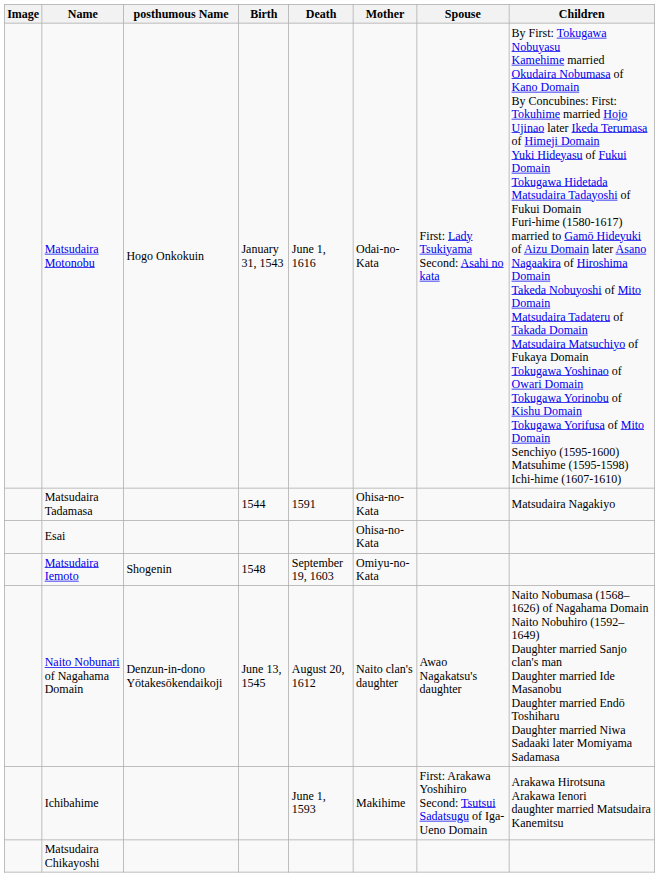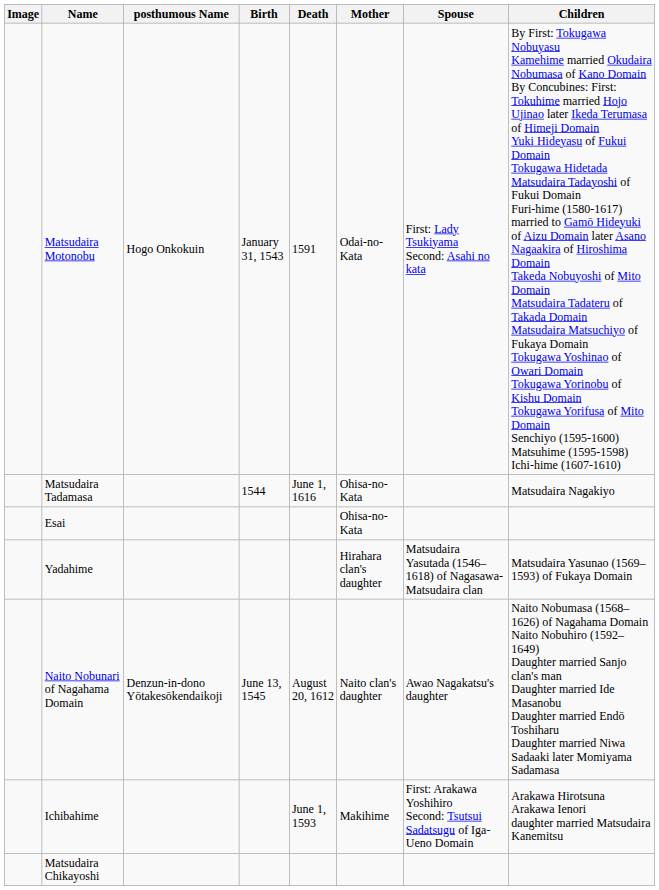(309, 255) June 1, 1616 -> (304, 249) 1591
(304, 504) 1591 -> (309, 490) June 1, 1616
+ row: (69, 569)
- row: (72, 569)
